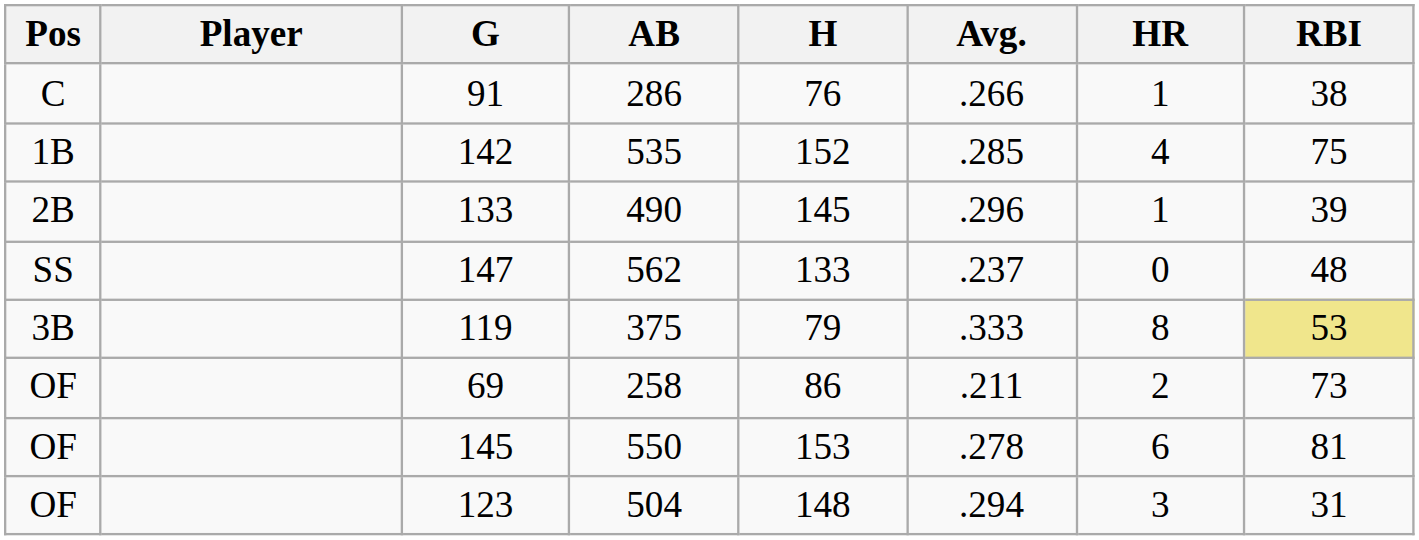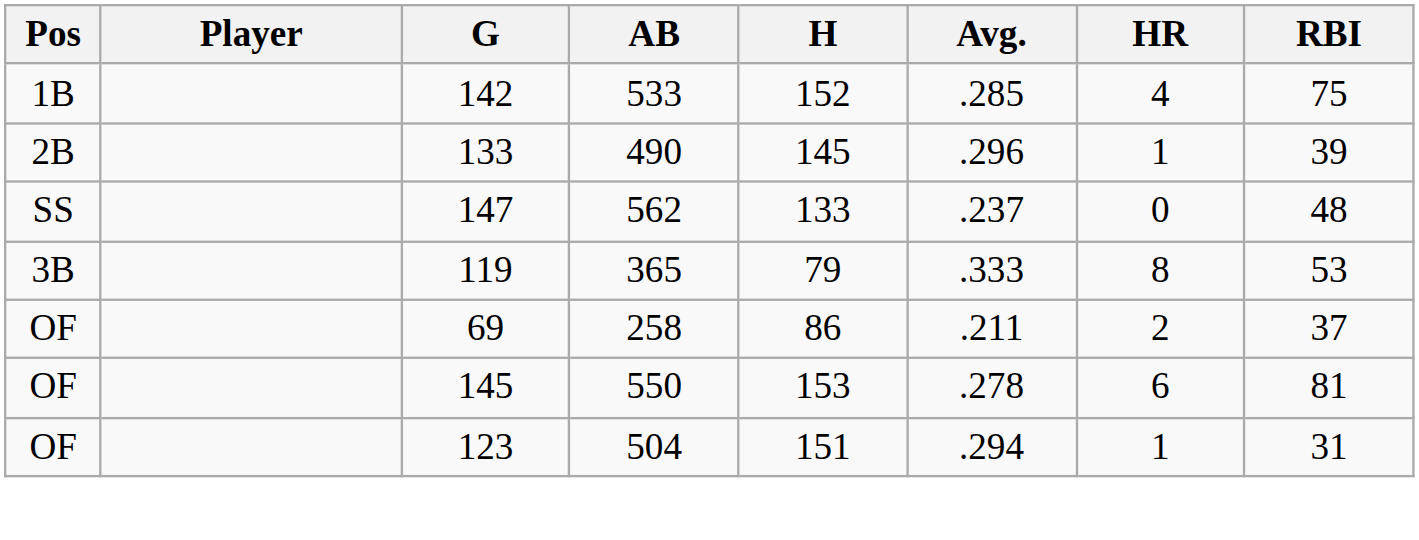- row: (485, 92)
(654, 151) 535 -> (654, 92) 533
(654, 328) 375 -> (654, 269) 365
(1329, 328) khaki background -> (1329, 269) no background
(1329, 387) 73 -> (1329, 328) 37
(823, 504) 148 -> (823, 446) 151
(1160, 504) 3 -> (1160, 446) 1
